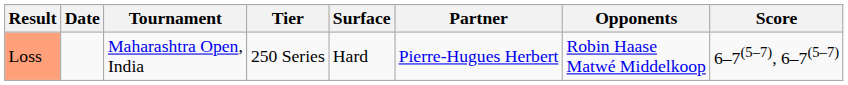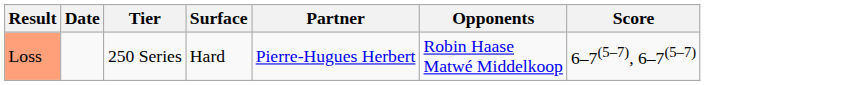- column: (175, 18)
